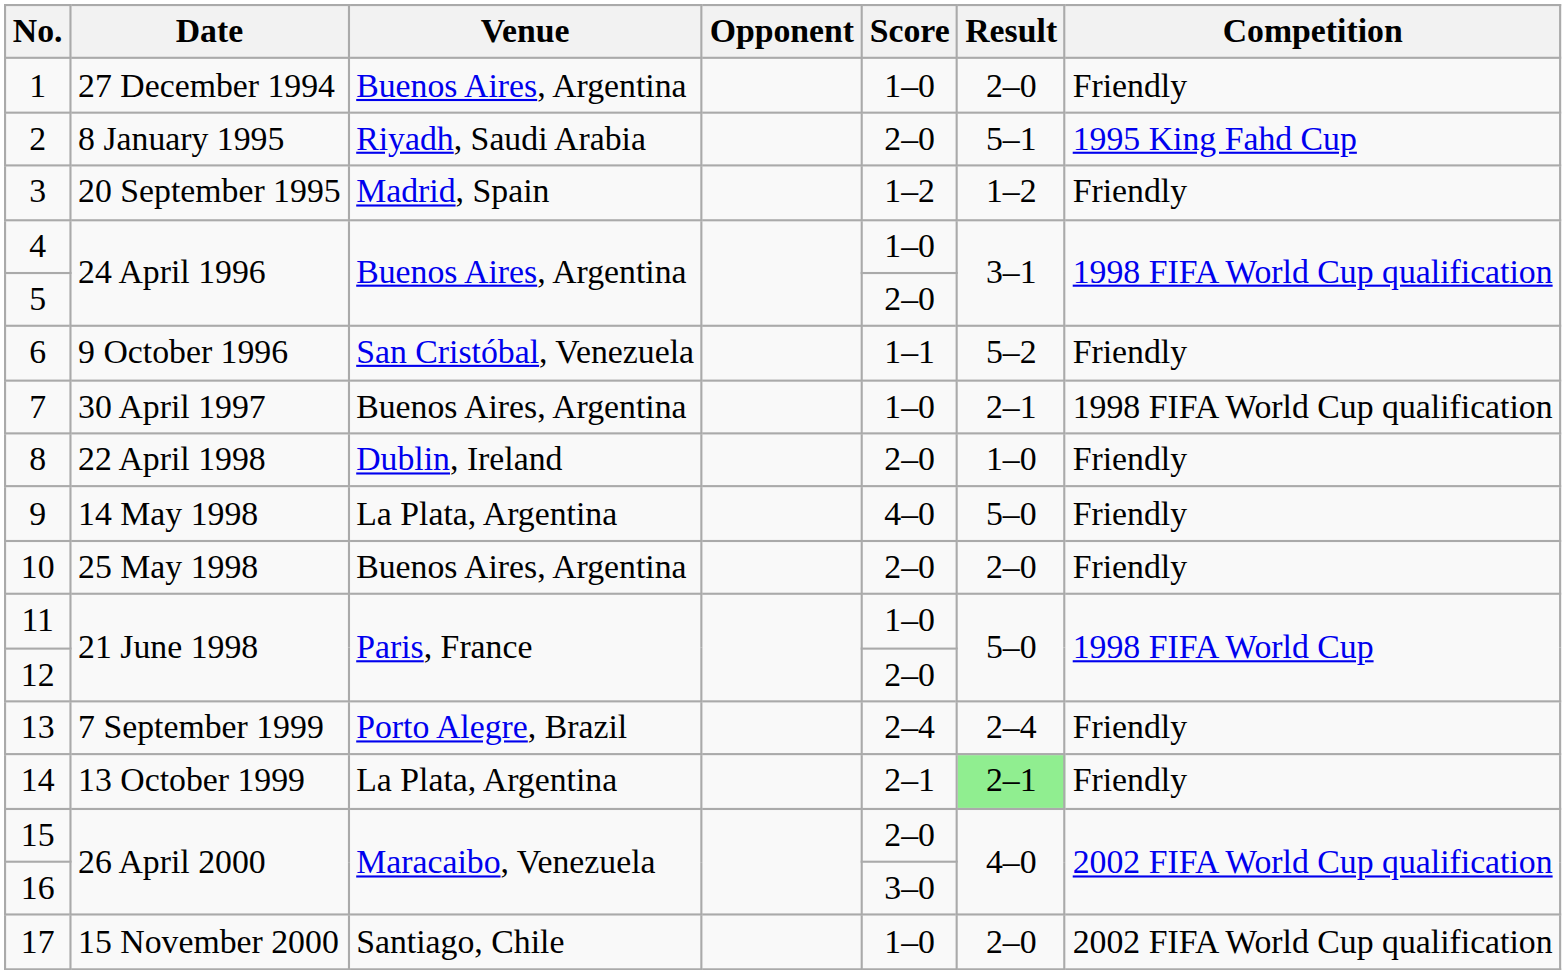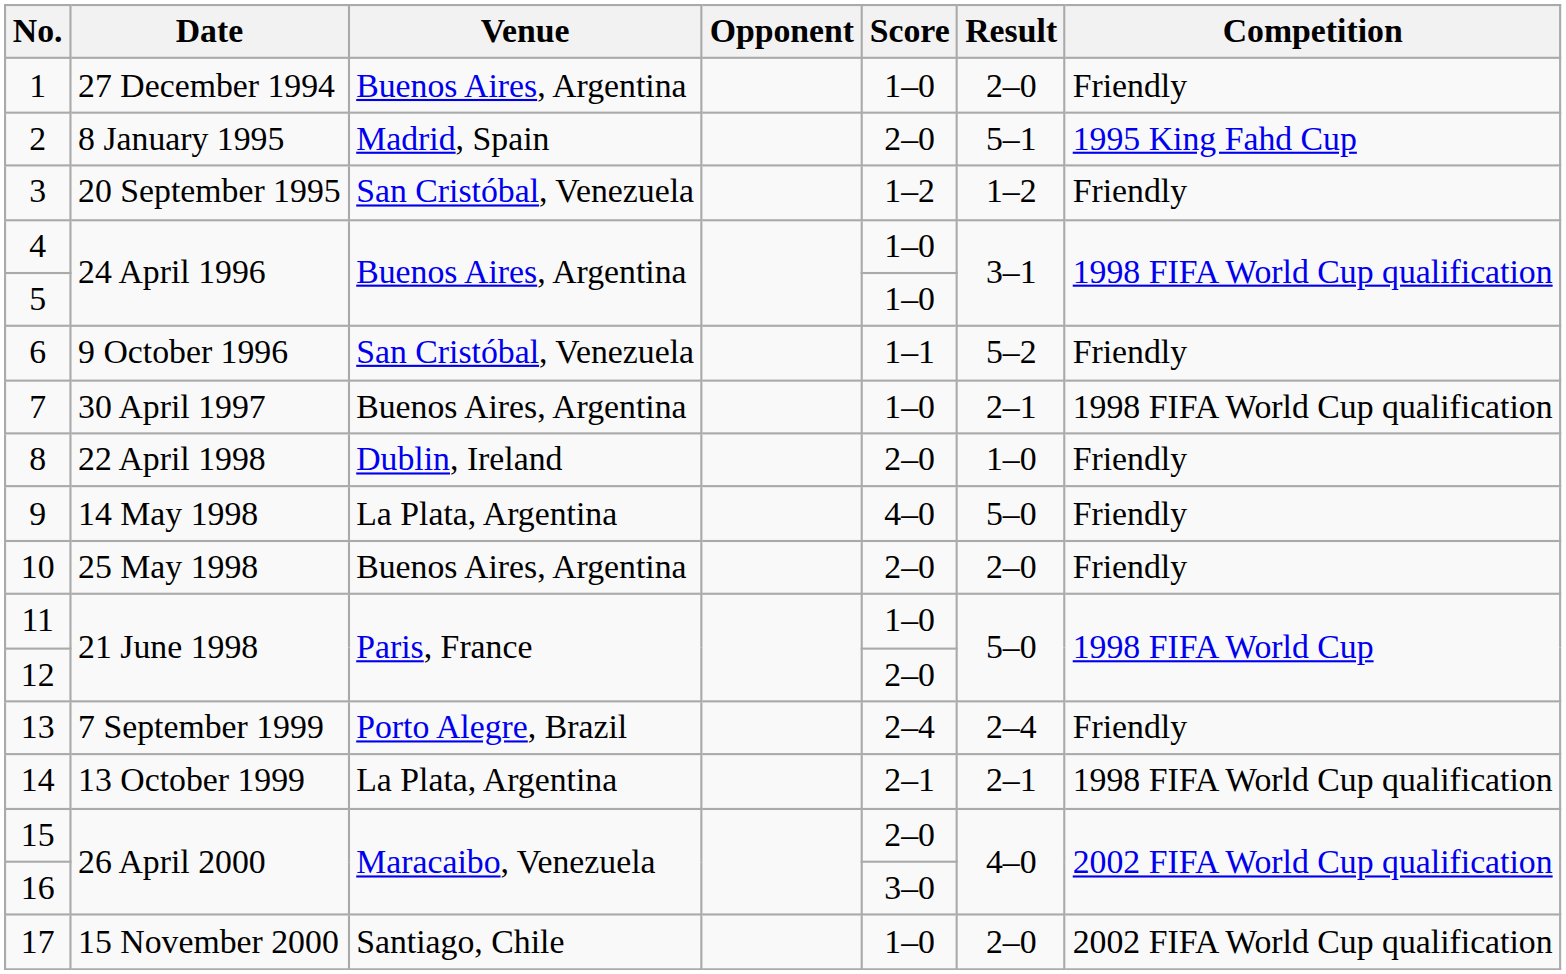(501, 138) Riyadh, Saudi Arabia -> (453, 138) Madrid, Spain
(453, 191) Madrid, Spain -> (525, 191) San Cristóbal, Venezuela
(910, 298) 2–0 -> (910, 298) 1–0
(1011, 780) lightgreen background -> (1011, 780) no background
(1130, 780) Friendly -> (1313, 780) 1998 FIFA World Cup qualification
